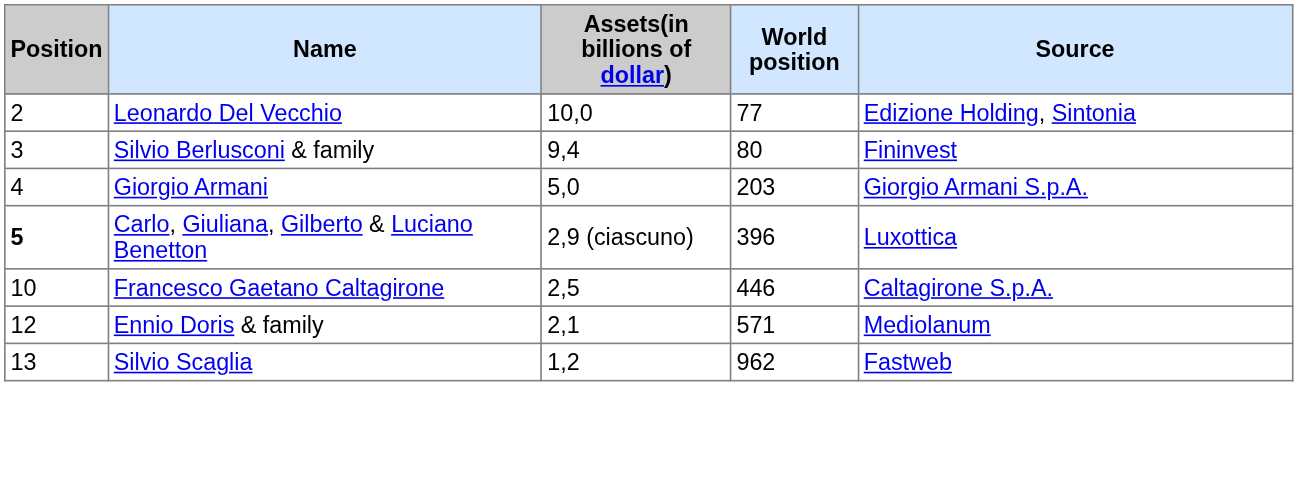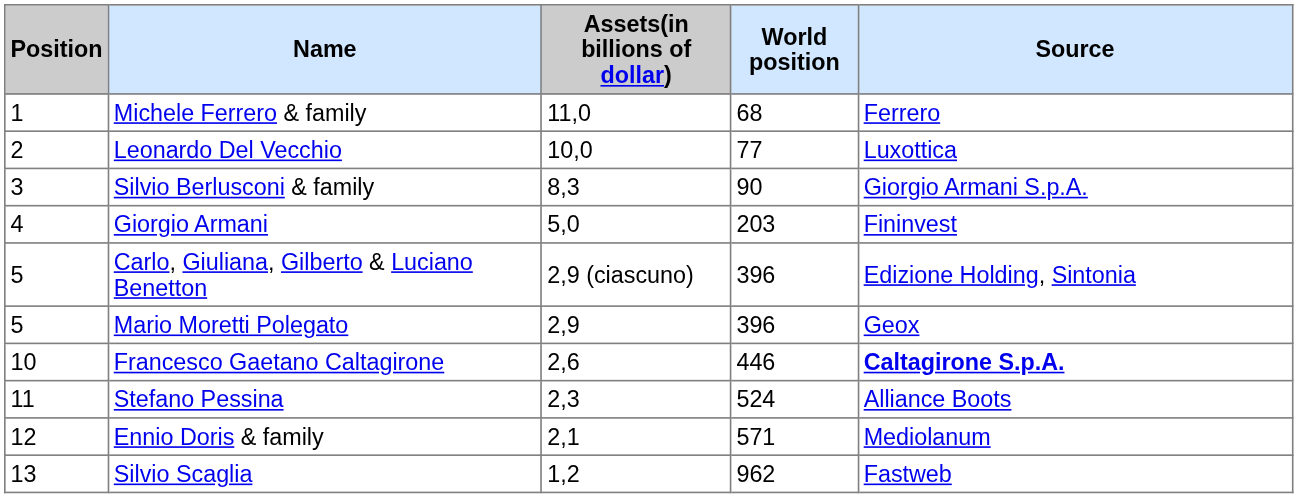+ row: (240, 113)
(1000, 113) Edizione Holding, Sintonia -> (910, 150) Luxottica
(564, 150) 9,4 -> (563, 187) 8,3
(749, 150) 80 -> (749, 187) 90
(910, 150) Fininvest -> (976, 187) Giorgio Armani S.p.A.
(976, 187) Giorgio Armani S.p.A. -> (910, 224) Fininvest
(17, 237) bold -> (17, 275) normal
(910, 237) Luxottica -> (1000, 275) Edizione Holding, Sintonia
+ row: (231, 325)
(564, 288) 2,5 -> (563, 362) 2,6
(958, 288) normal -> (964, 362) bold
+ row: (199, 399)
